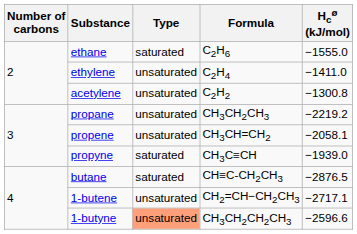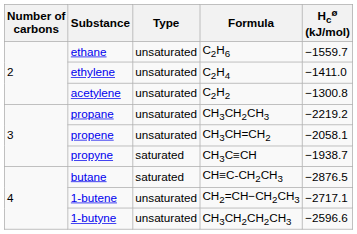(160, 52) saturated -> (166, 52) unsaturated
(326, 52) −1555.0 -> (326, 52) −1559.7
(326, 156) −1939.0 -> (326, 156) −1938.7
(166, 218) lightsalmon background -> (166, 218) no background
